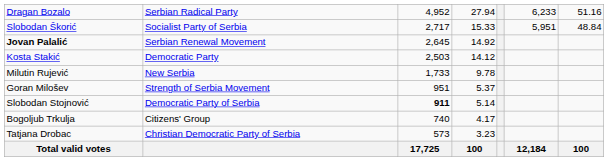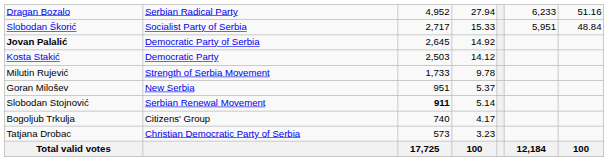(205, 42) Serbian Renewal Movement -> (202, 42) Democratic Party of Serbia
(170, 73) New Serbia -> (207, 73) Strength of Serbia Movement
(207, 88) Strength of Serbia Movement -> (170, 88) New Serbia
(202, 103) Democratic Party of Serbia -> (205, 103) Serbian Renewal Movement
